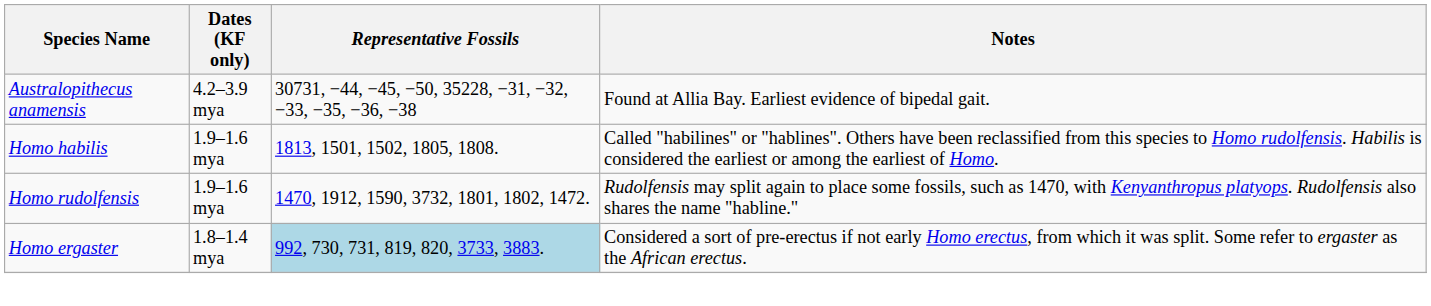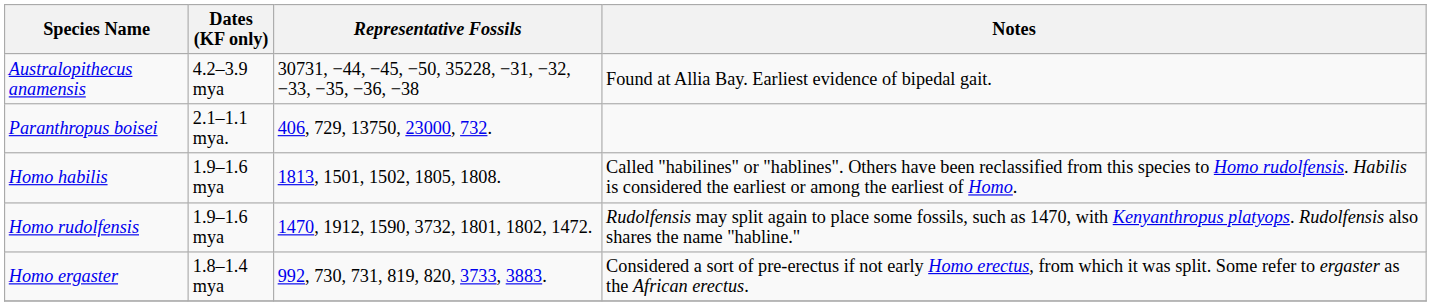+ row: (83, 128)
(410, 247) lightblue background -> (412, 276) no background
